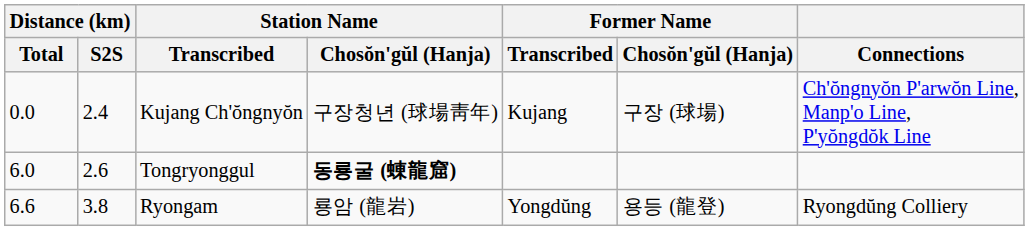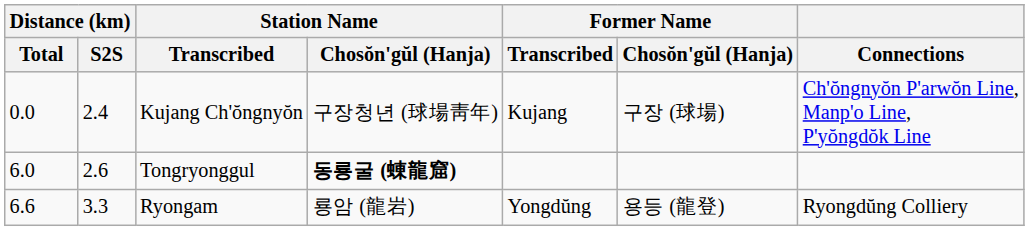(95, 206) 3.8 -> (95, 206) 3.3
